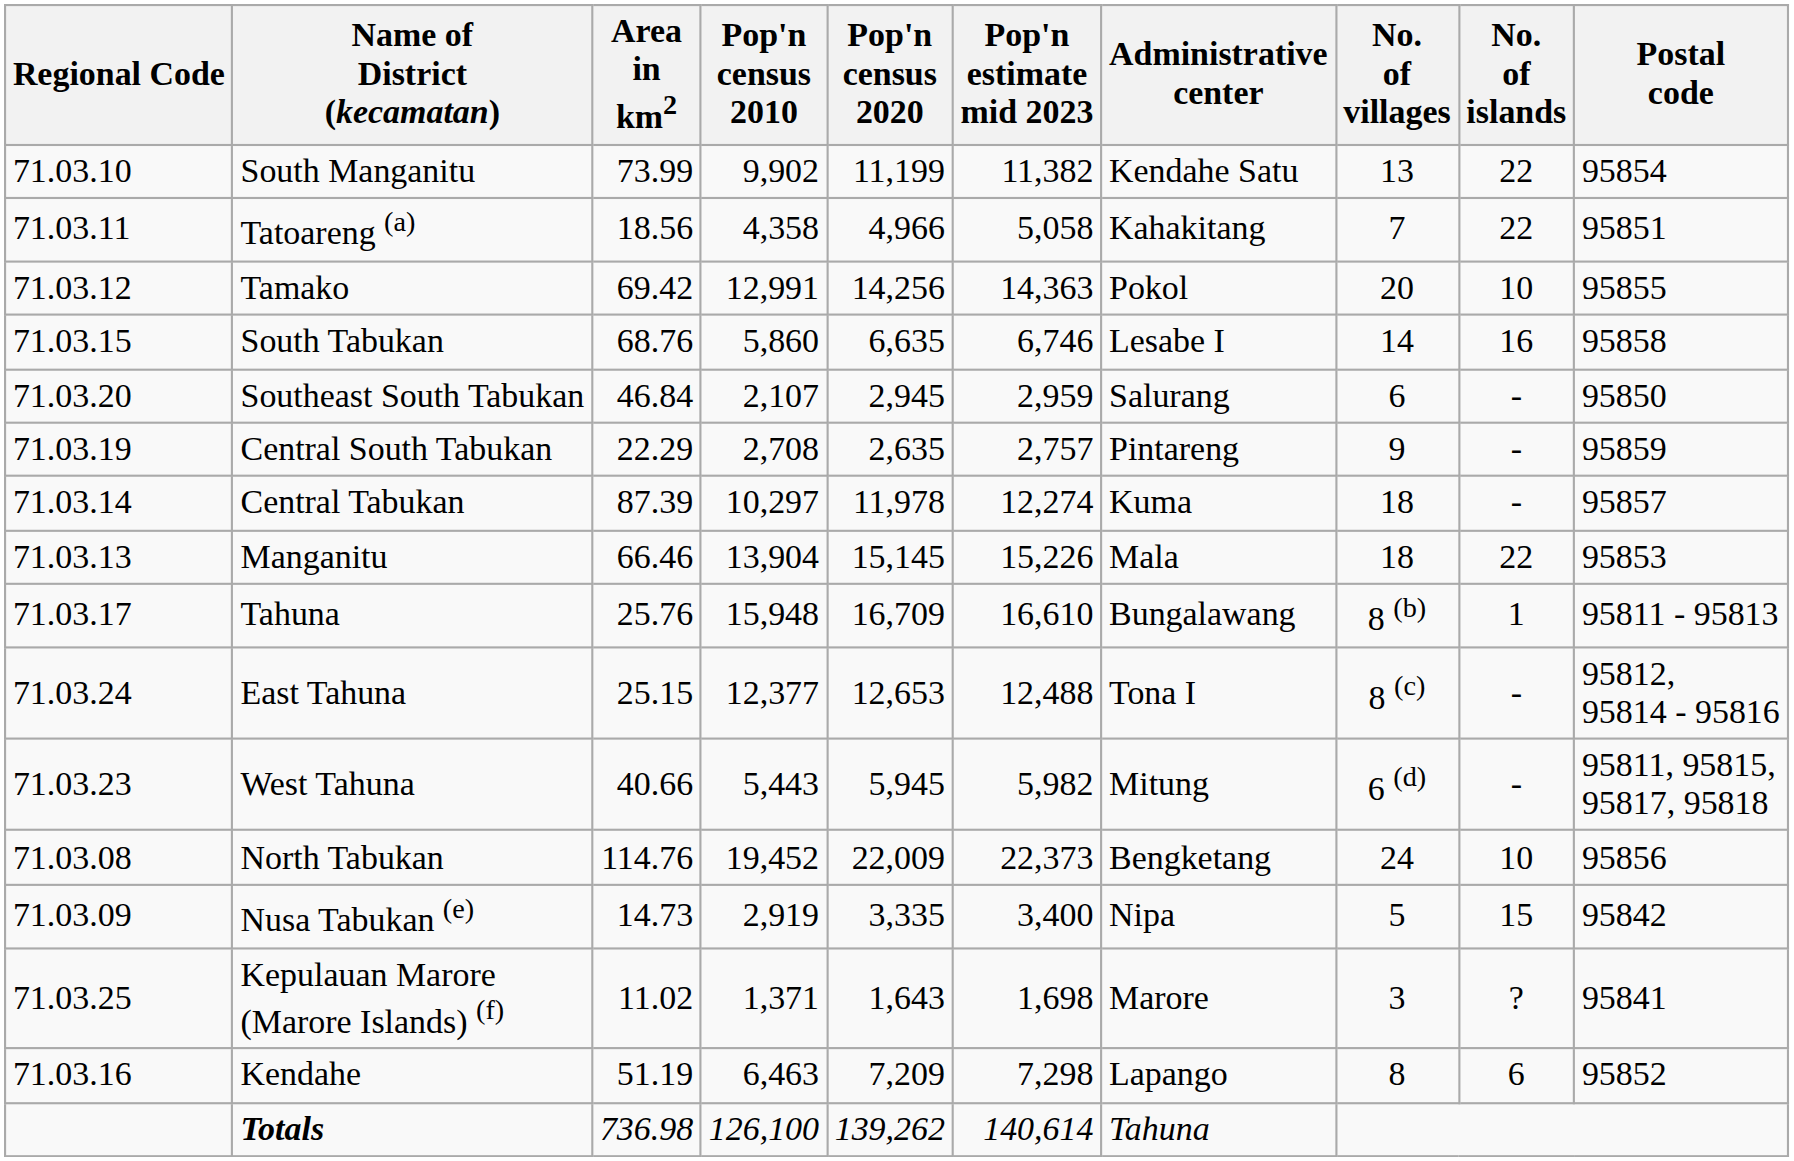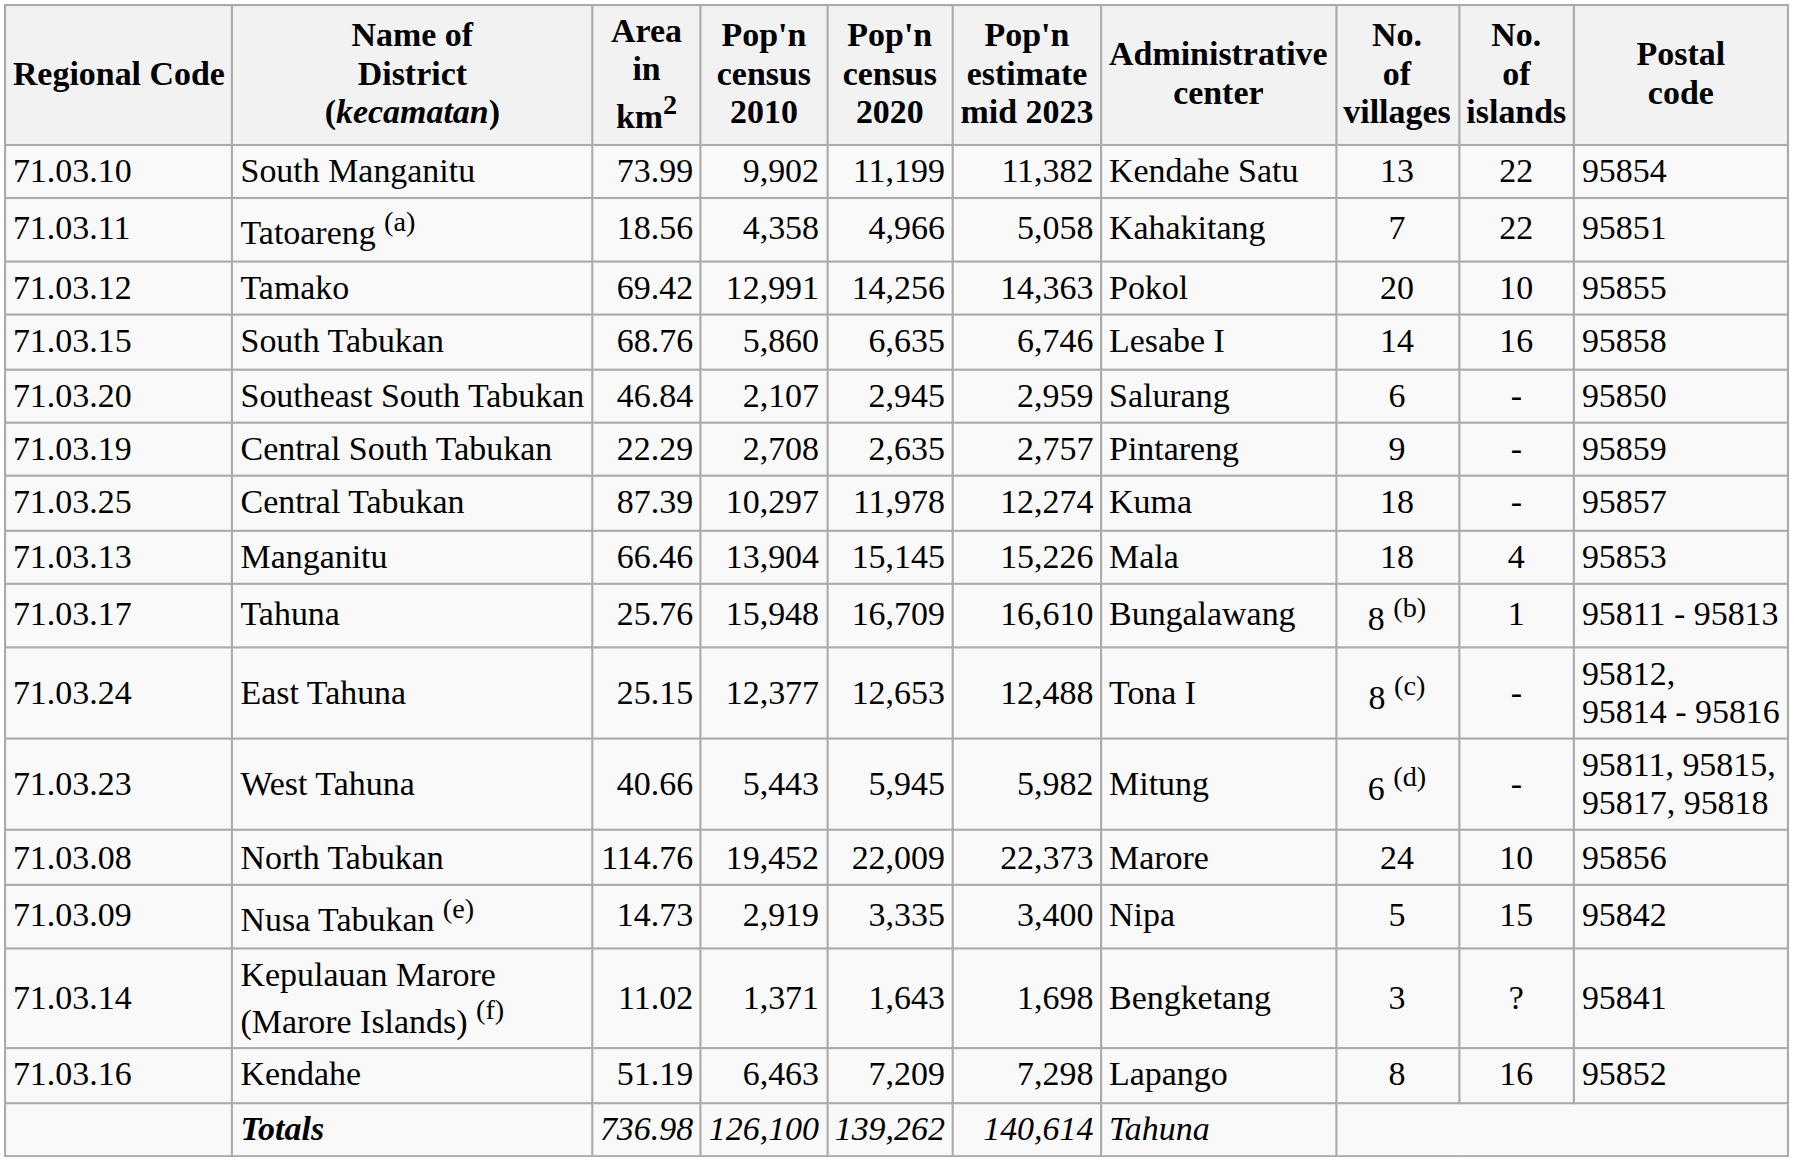(72, 502) 71.03.14 -> (72, 502) 71.03.25
(1516, 556) 22 -> (1516, 556) 4
(1190, 857) Bengketang -> (1159, 857) Marore
(72, 997) 71.03.25 -> (72, 997) 71.03.14
(1159, 997) Marore -> (1190, 997) Bengketang
(1516, 1075) 6 -> (1516, 1075) 16
